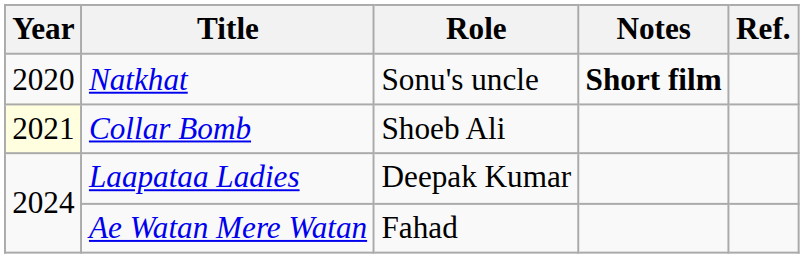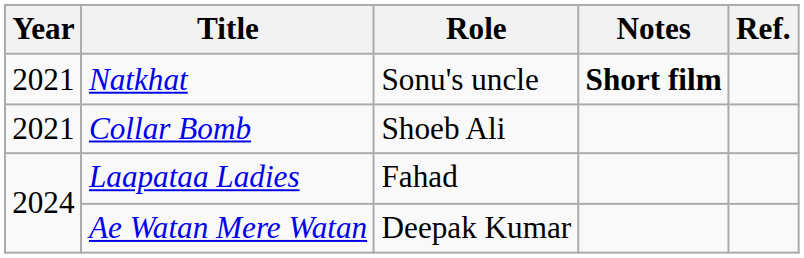(43, 78) 2020 -> (43, 78) 2021
(43, 128) lightyellow background -> (43, 128) no background
(476, 177) Deepak Kumar -> (420, 177) Fahad
(420, 227) Fahad -> (476, 227) Deepak Kumar
